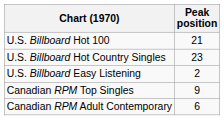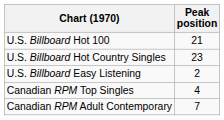(197, 90) 9 -> (197, 90) 4
(197, 106) 6 -> (197, 106) 7
